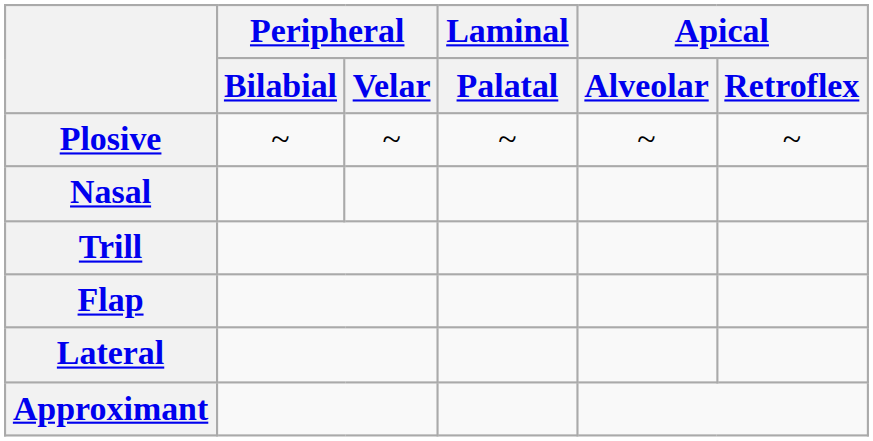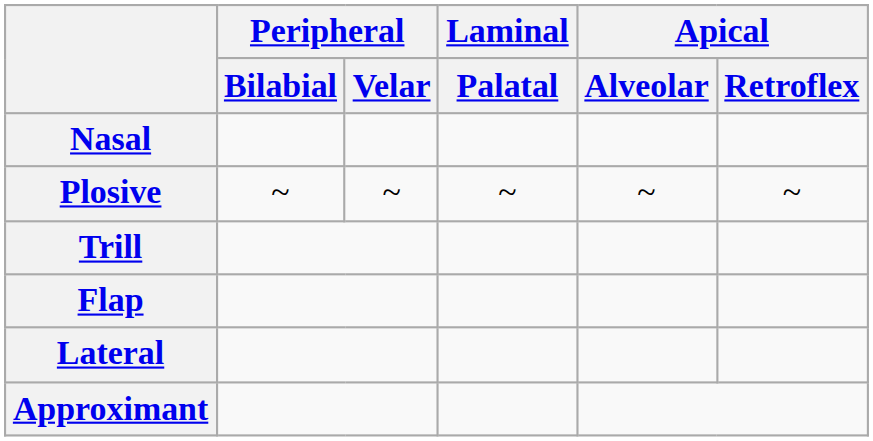rows swapped: (111, 138) <-> (111, 192)
